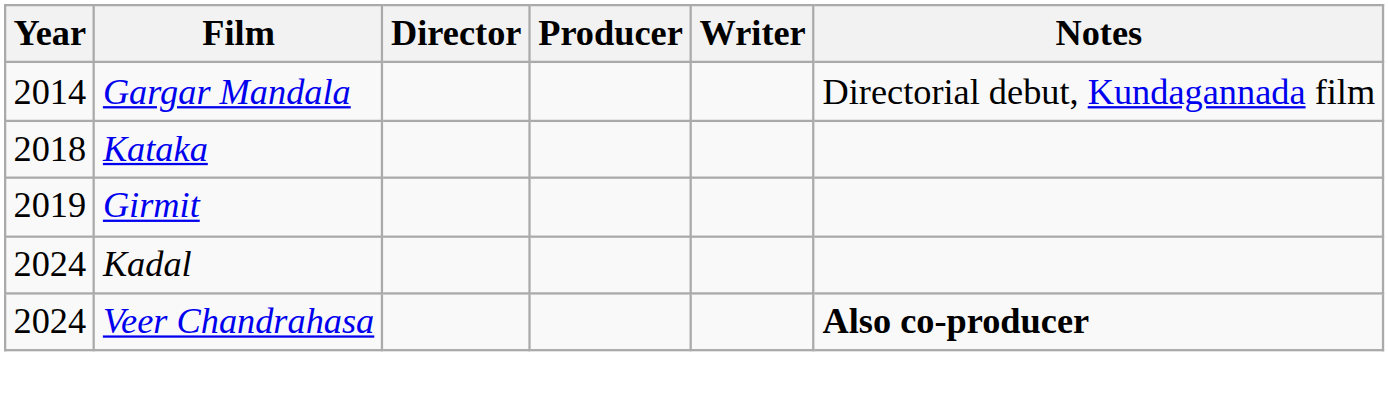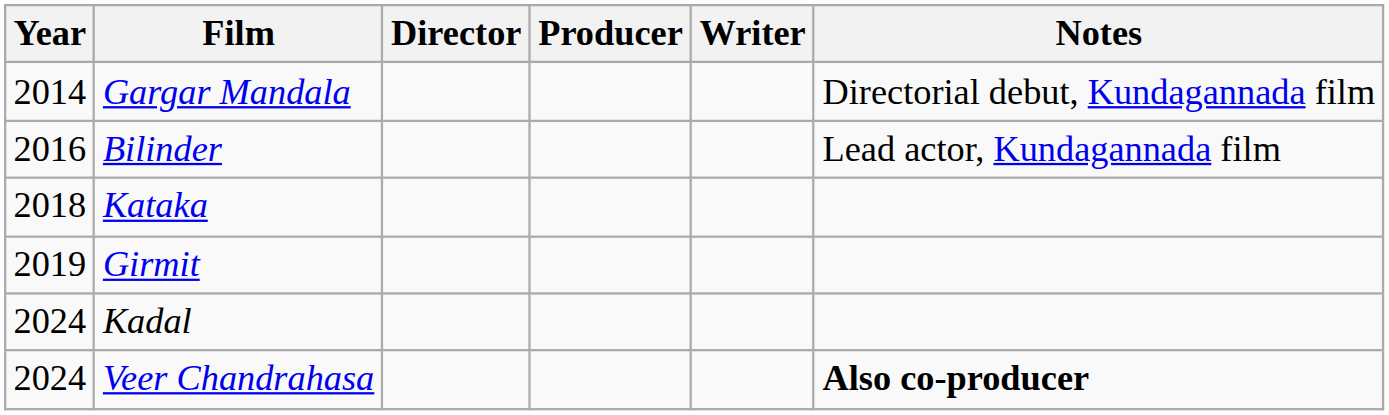+ row: (162, 148)
